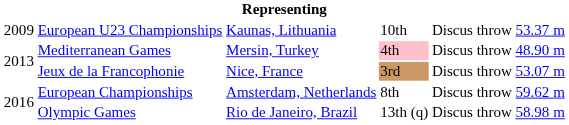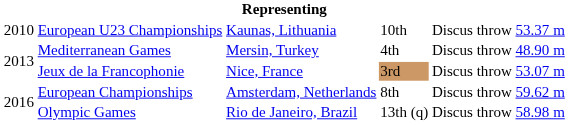(19, 29) 2009 -> (19, 29) 2010
(390, 50) pink background -> (390, 50) no background
